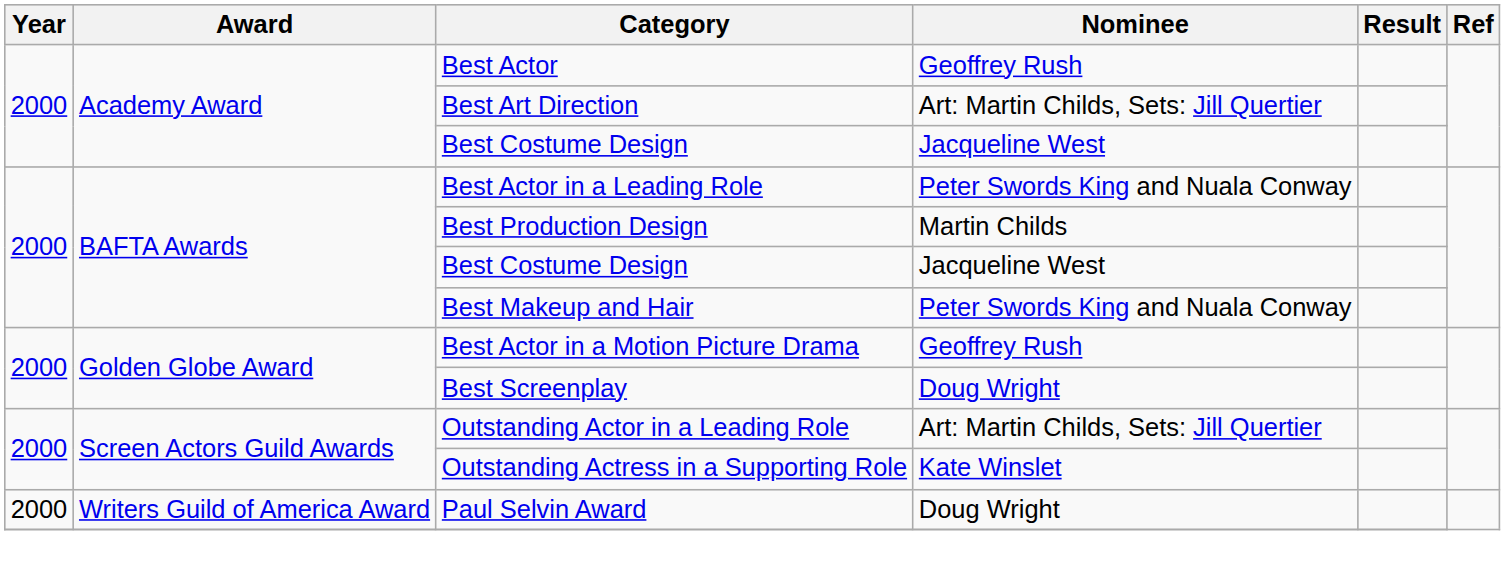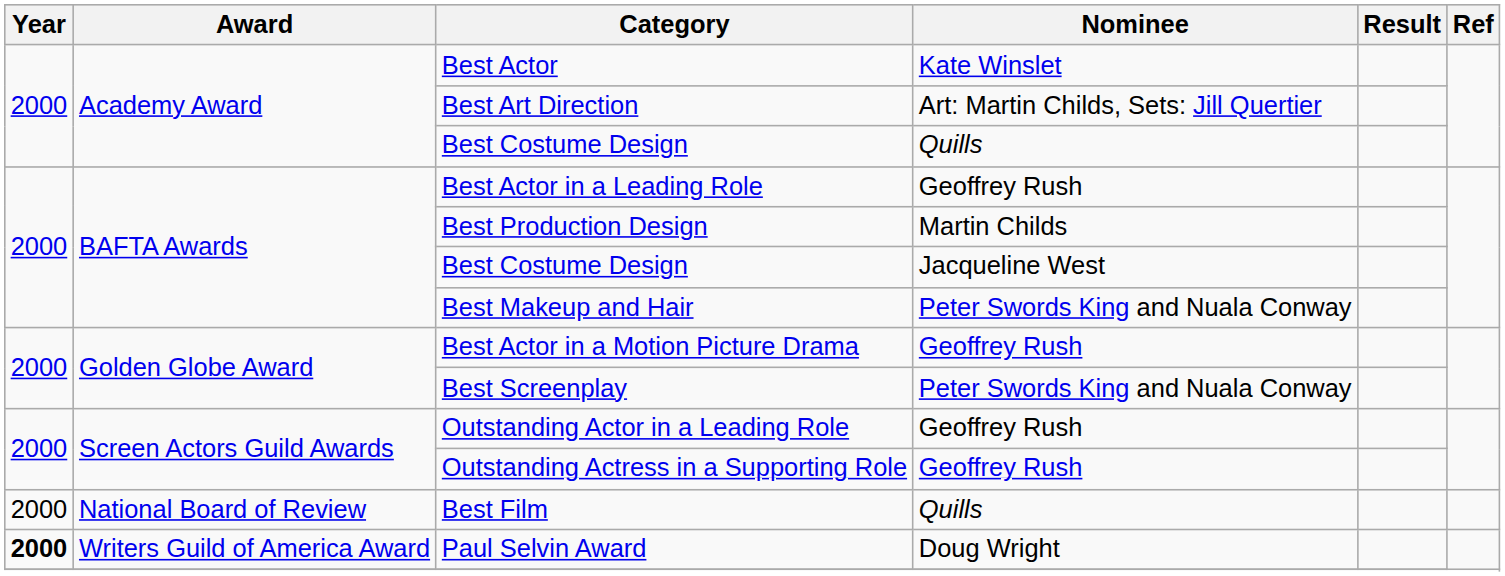(1001, 65) Geoffrey Rush -> (990, 65) Kate Winslet
(1012, 145) Jacqueline West -> (951, 145) Quills
(1135, 186) Peter Swords King and Nuala Conway -> (1001, 186) Geoffrey Rush
(989, 387) Doug Wright -> (1135, 387) Peter Swords King and Nuala Conway
(1120, 428) Art: Martin Childs, Sets: Jill Quertier -> (1001, 428) Geoffrey Rush
(990, 468) Kate Winslet -> (1001, 468) Geoffrey Rush
+ row: (223, 508)
(39, 508) normal -> (39, 549) bold
